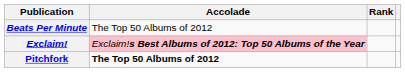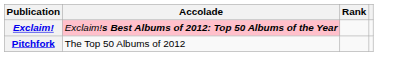- row: (47, 28)
(155, 59) bold -> (125, 43) normal
